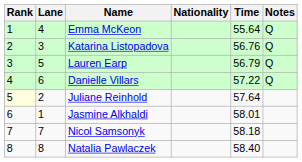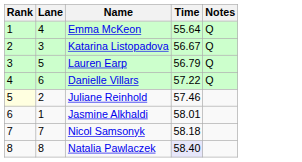- column: (201, 13)
(247, 47) 56.76 -> (187, 47) 56.67
(247, 98) 57.64 -> (187, 98) 57.46
(247, 149) no background -> (187, 149) lavender background
